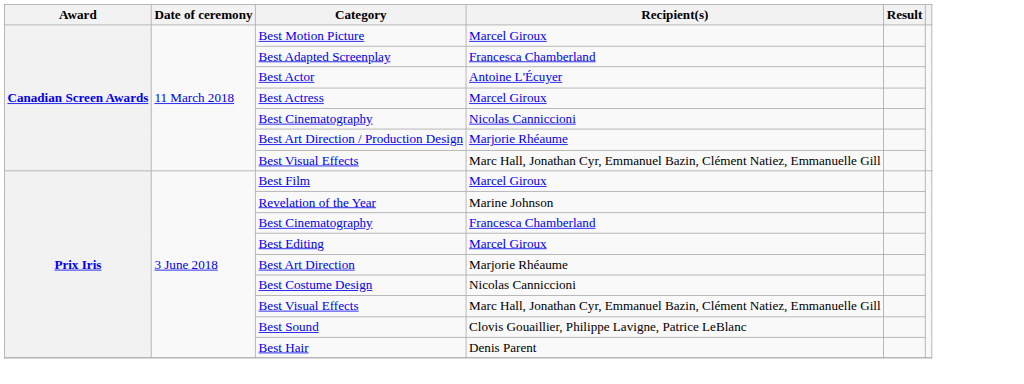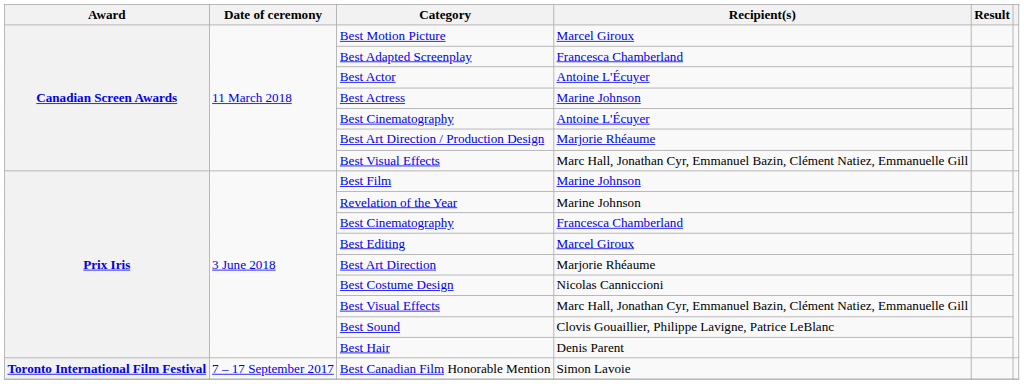(508, 98) Marcel Giroux -> (599, 98) Marine Johnson
(522, 118) Nicolas Canniccioni -> (603, 118) Antoine L'Écuyer
(508, 181) Marcel Giroux -> (599, 181) Marine Johnson
+ row: (107, 368)
